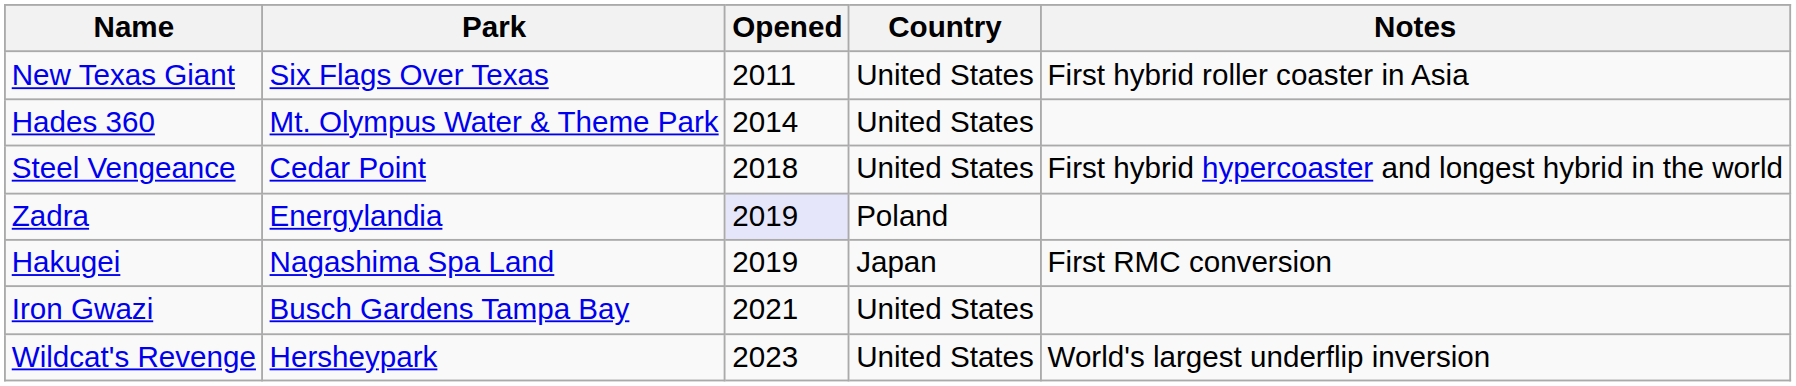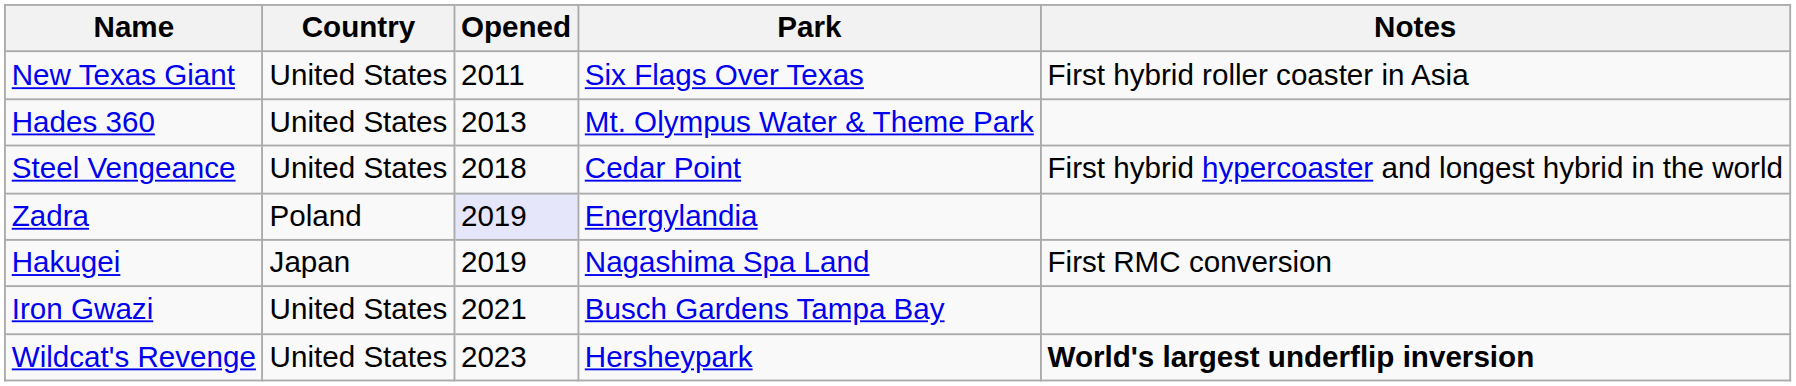columns swapped: (494, 27) <-> (945, 27)
(765, 121) 2014 -> (494, 121) 2013
(1269, 356) normal -> (1291, 356) bold
